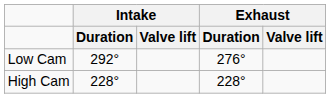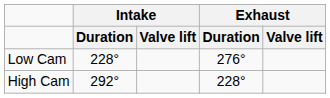(105, 59) 292° -> (105, 59) 228°
(105, 81) 228° -> (105, 81) 292°
